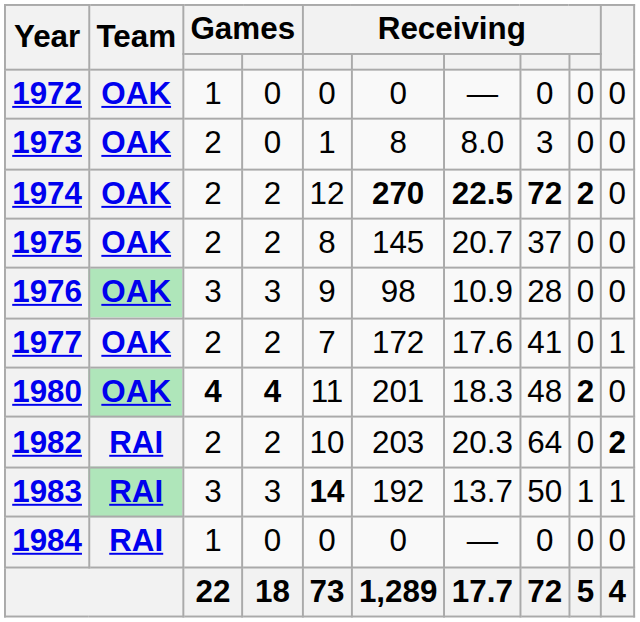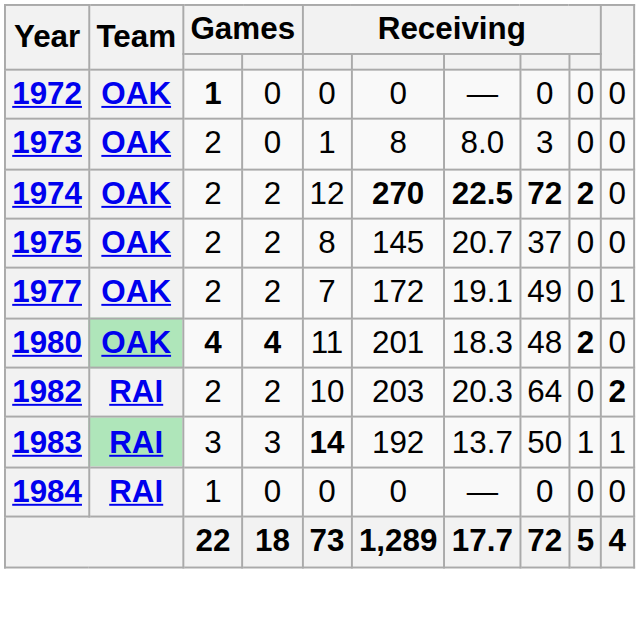(213, 93) normal -> (213, 93) bold
- row: (47, 292)
(482, 342) 17.6 -> (482, 292) 19.1
(545, 342) 41 -> (545, 292) 49
